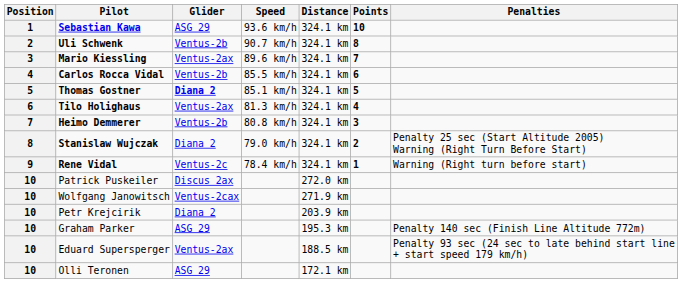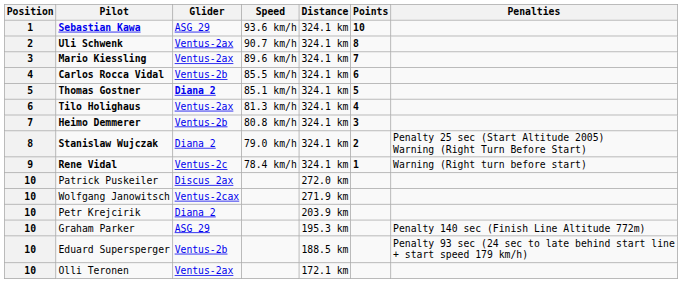(201, 44) Ventus-2b -> (204, 44) Ventus-2ax
(204, 250) Ventus-2ax -> (201, 250) Ventus-2b
(192, 271) ASG 29 -> (204, 271) Ventus-2ax
